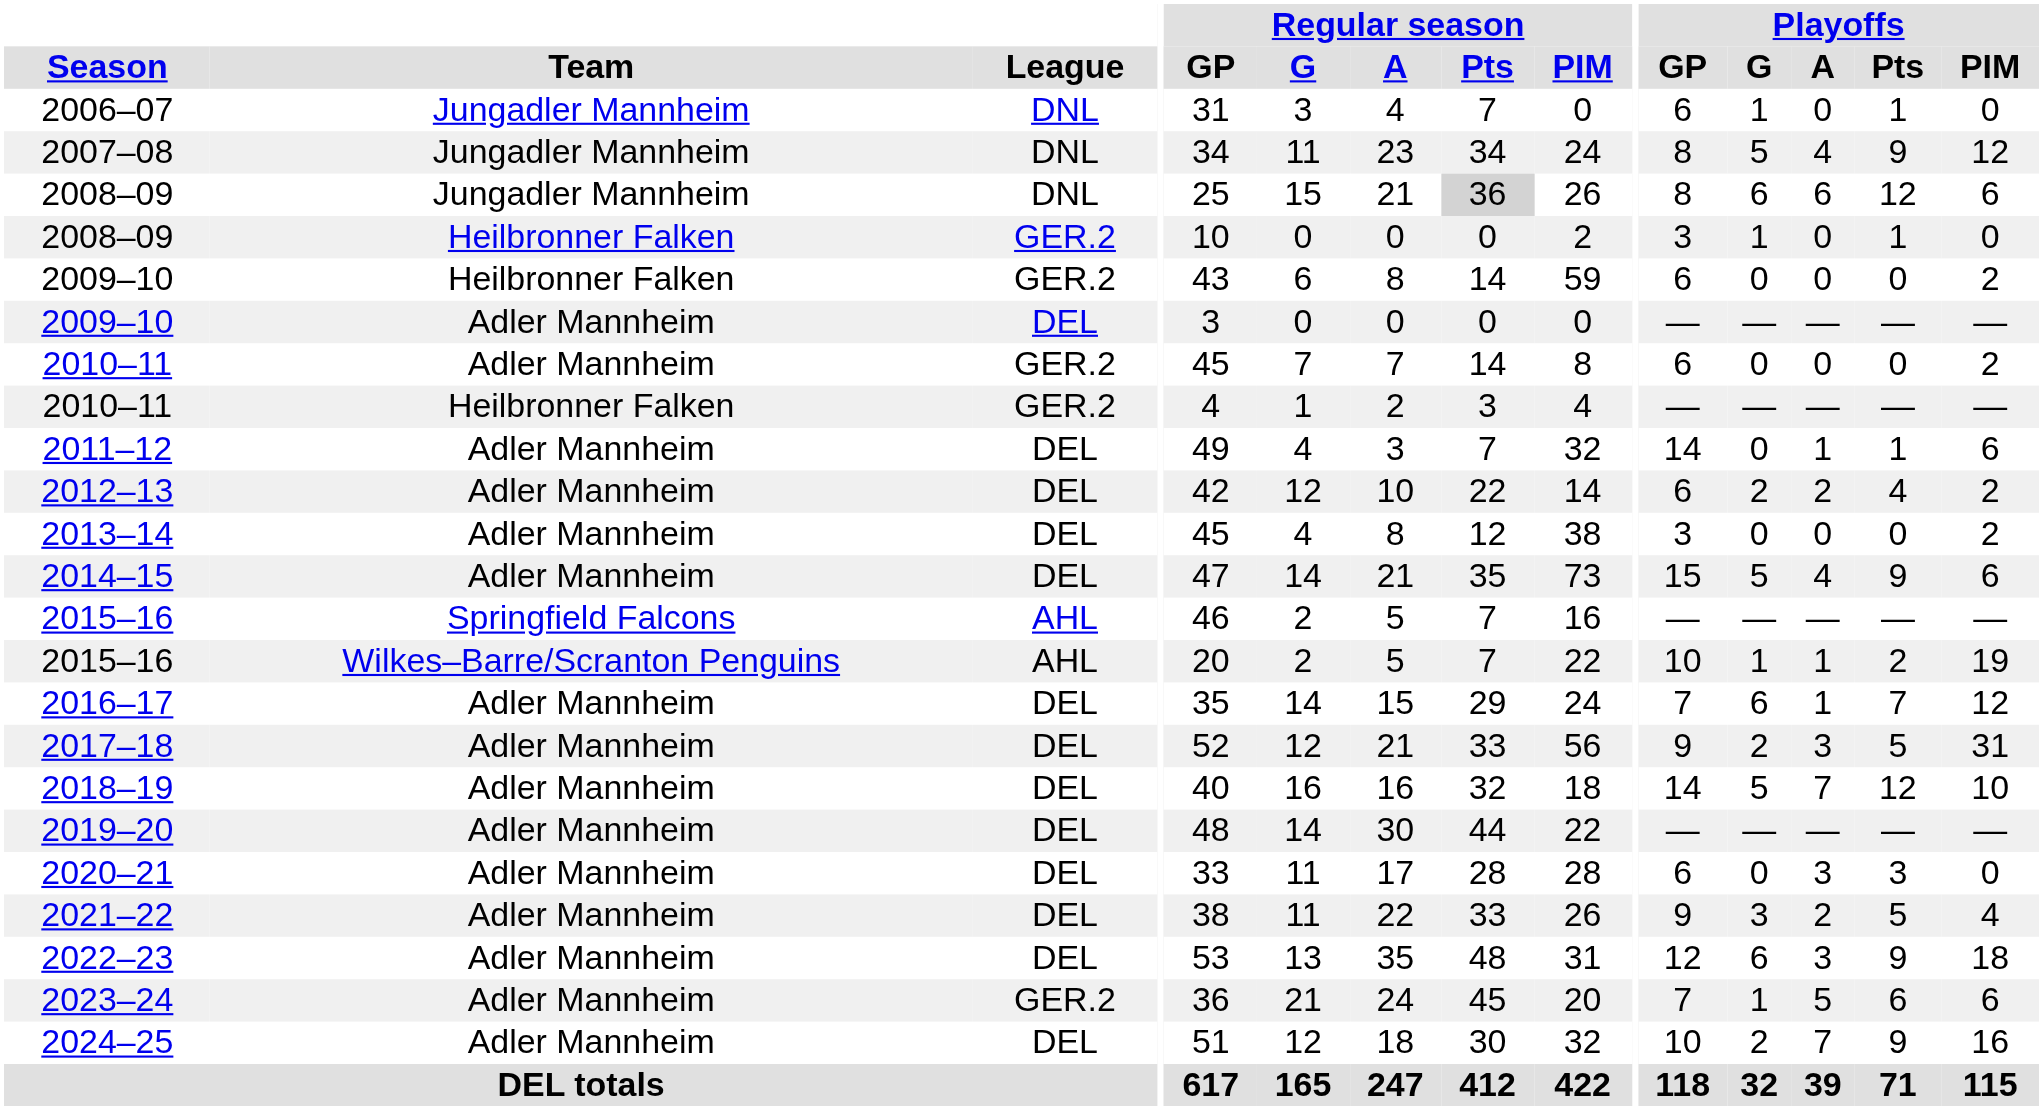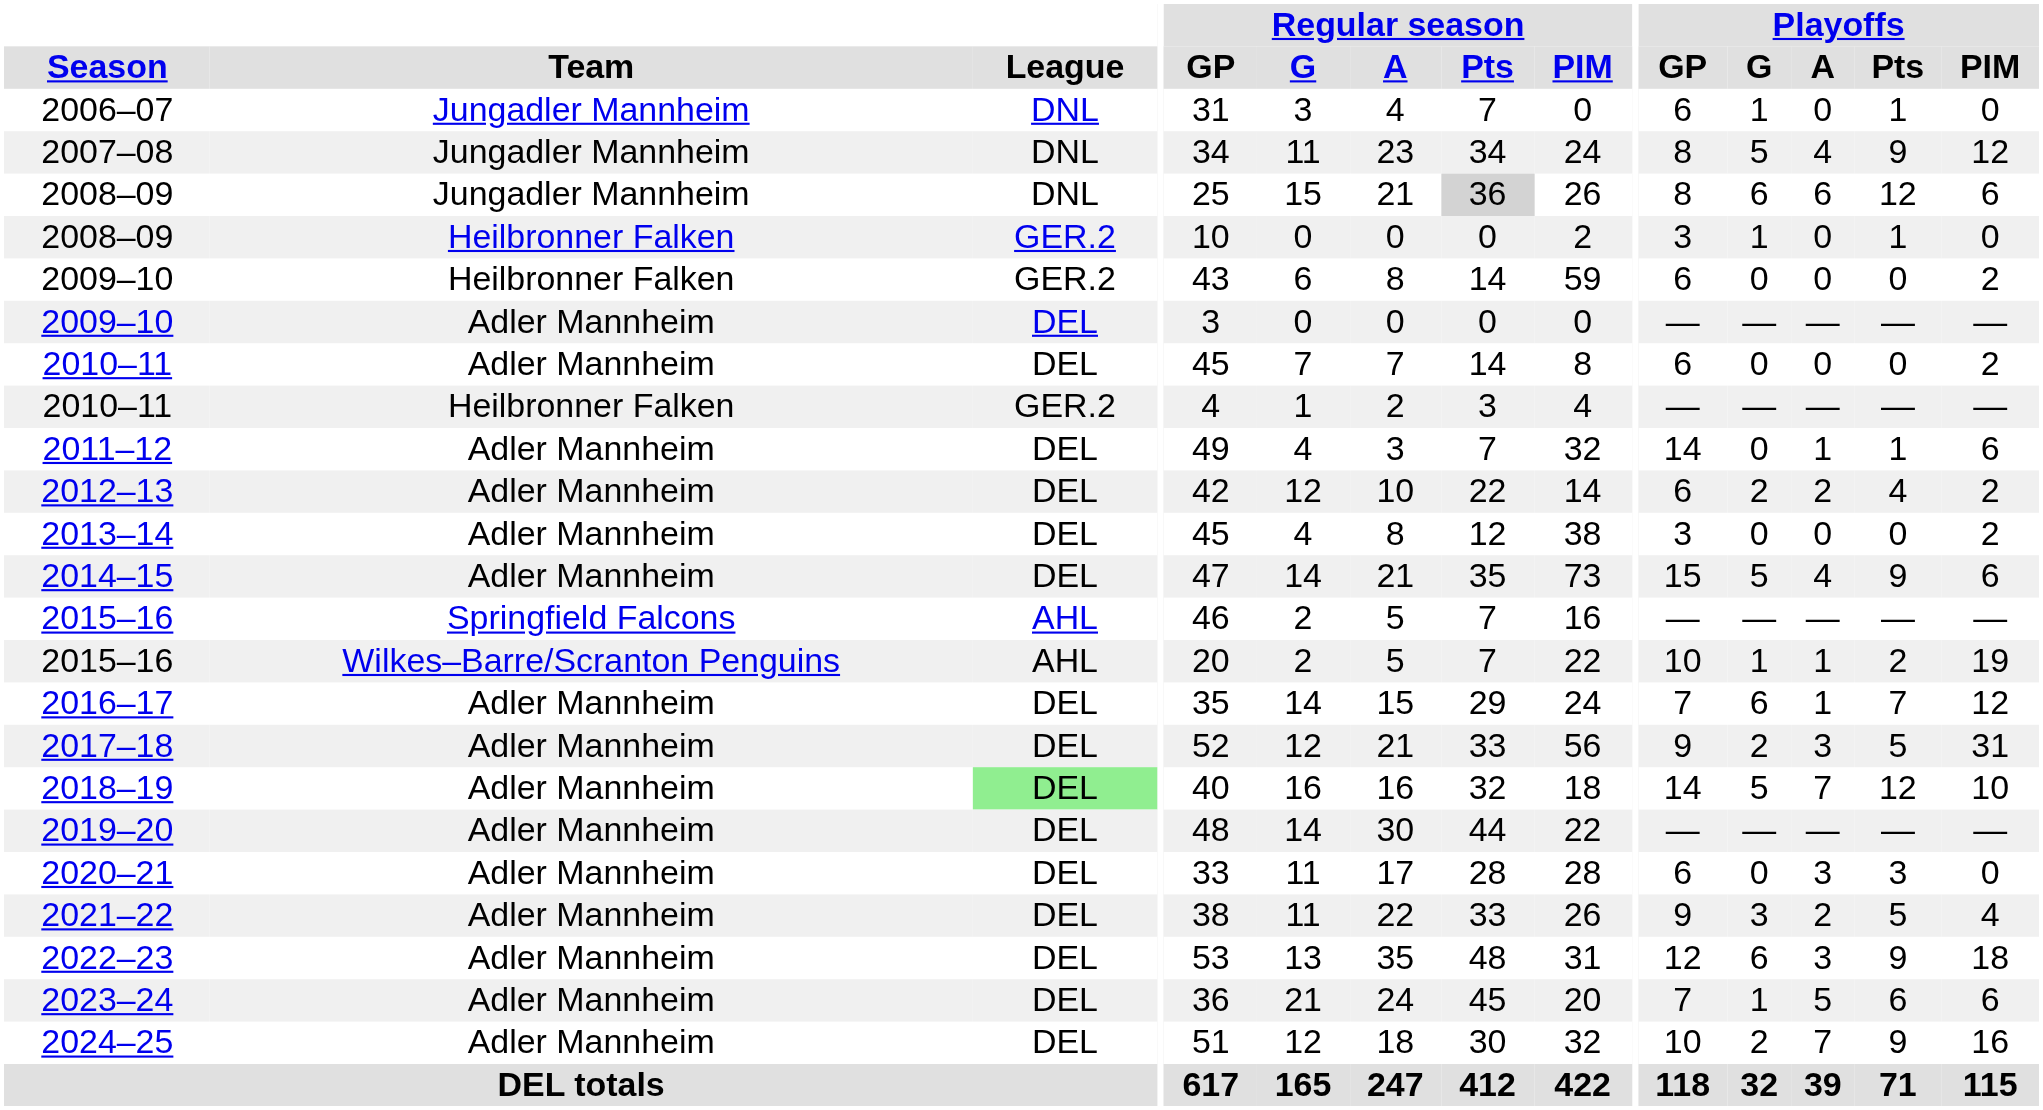(1065, 363) GER.2 -> (1065, 363) DEL
(1065, 787) no background -> (1065, 787) lightgreen background
(1065, 999) GER.2 -> (1065, 999) DEL
